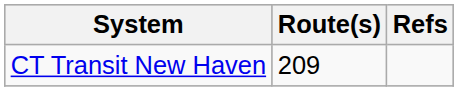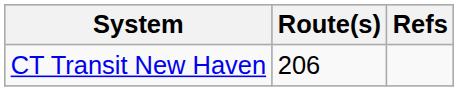(299, 65) 209 -> (299, 65) 206
